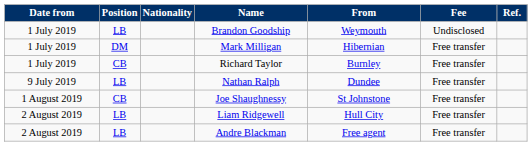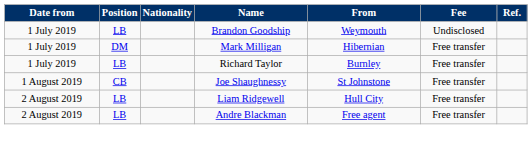(120, 64) CB -> (120, 64) LB
- row: (251, 81)
